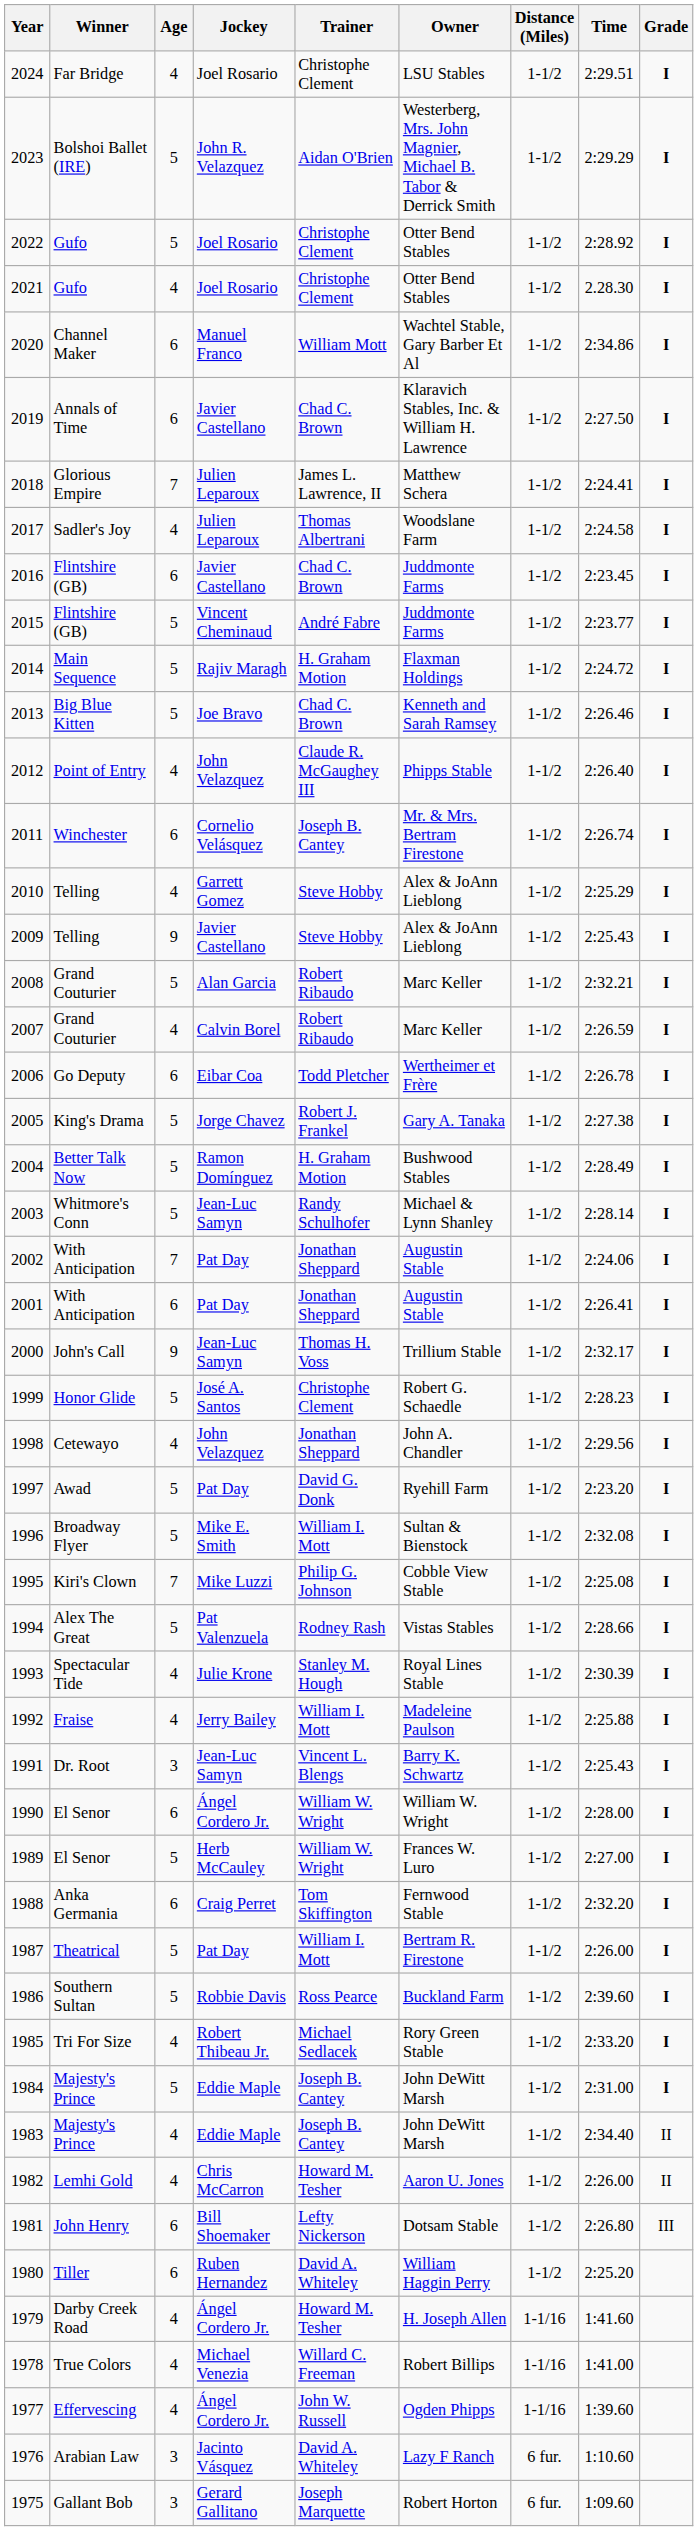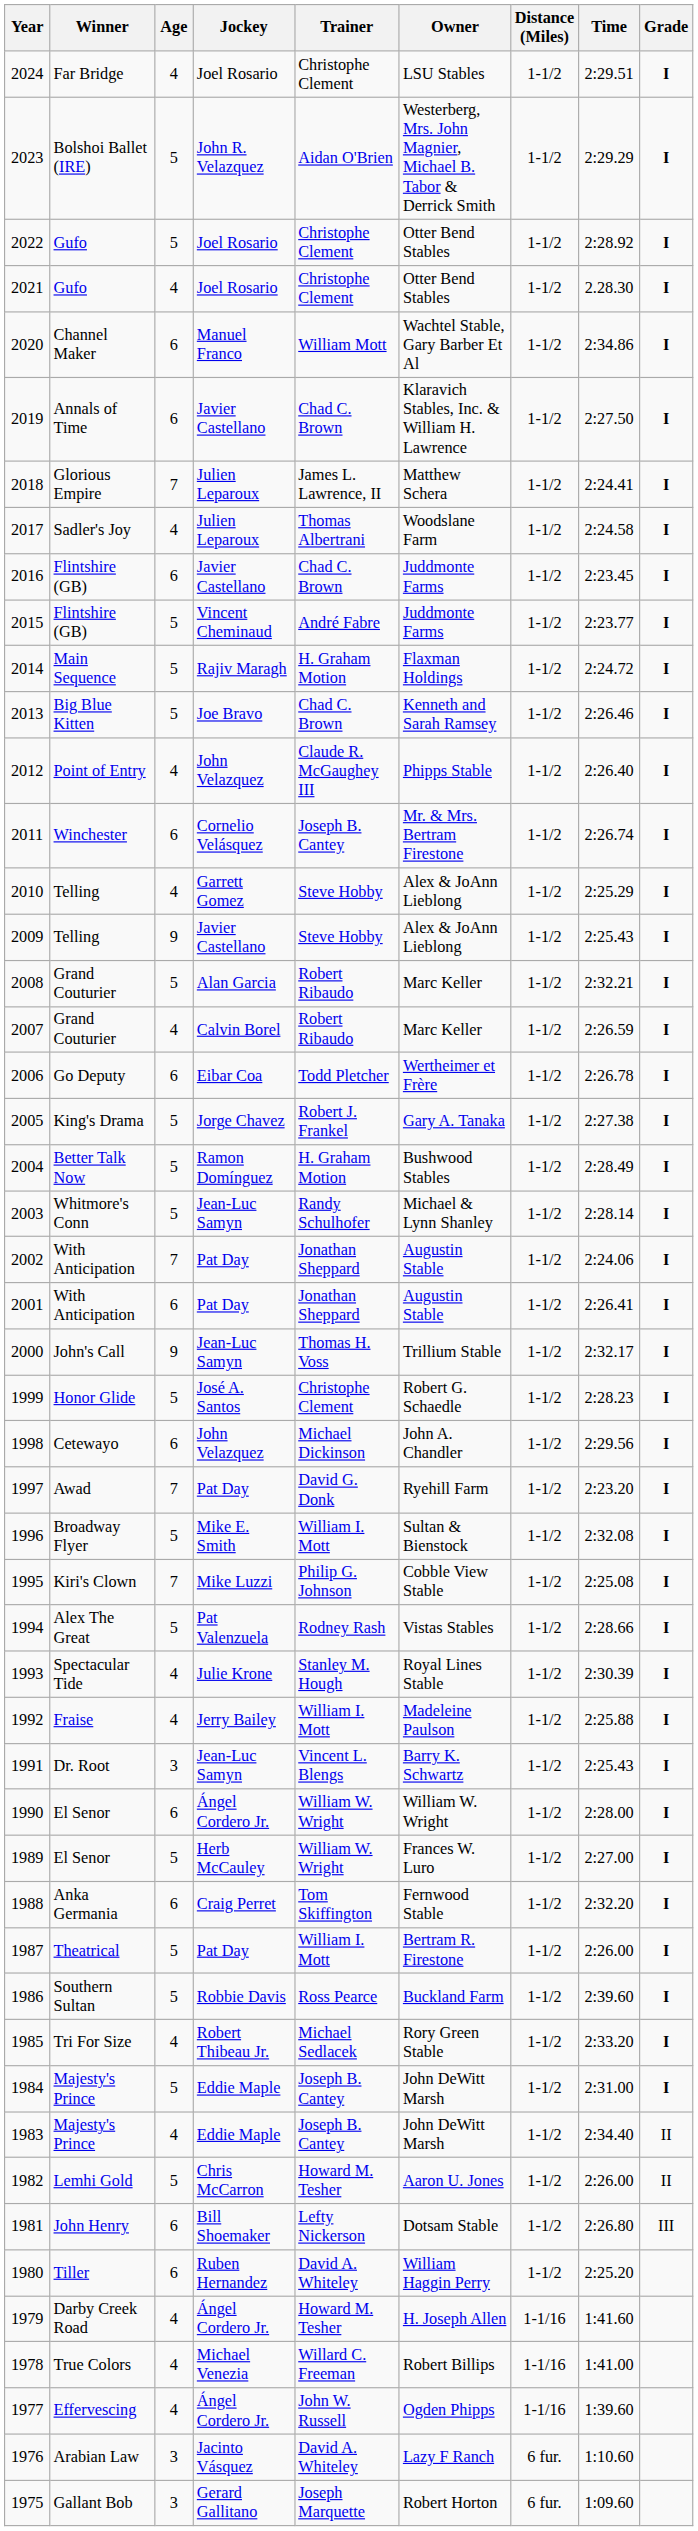(174, 1444) 4 -> (174, 1444) 6
(329, 1444) Jonathan Sheppard -> (332, 1444) Michael Dickinson
(174, 1490) 5 -> (174, 1490) 7
(174, 2180) 4 -> (174, 2180) 5
